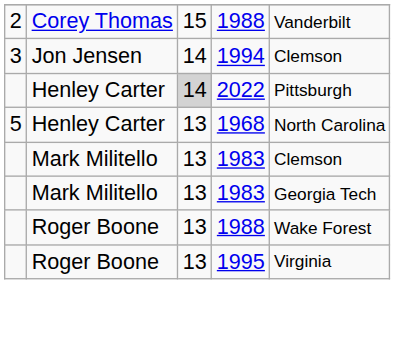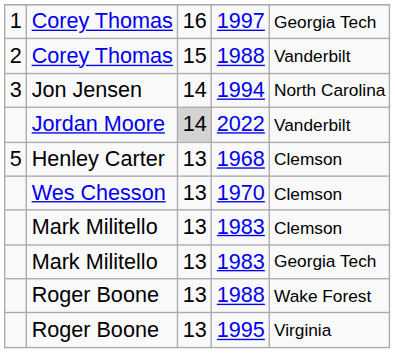+ row: (16, 21)
(308, 56) Clemson -> (330, 90) North Carolina
(98, 90) Henley Carter -> (98, 124) Jordan Moore
(313, 90) Pittsburgh -> (312, 125) Vanderbilt
(330, 125) North Carolina -> (308, 159) Clemson
+ row: (16, 193)
